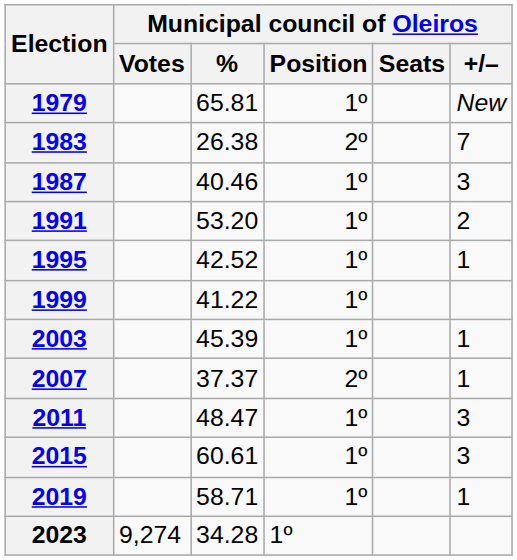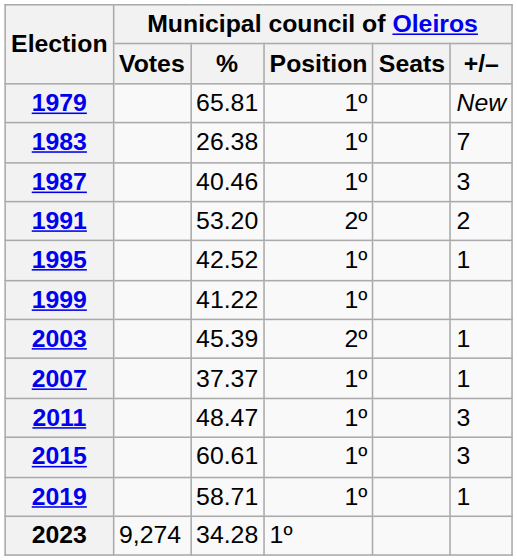(356, 142) 2º -> (356, 142) 1º
(356, 220) 1º -> (356, 220) 2º
(356, 338) 1º -> (356, 338) 2º
(356, 378) 2º -> (356, 378) 1º
